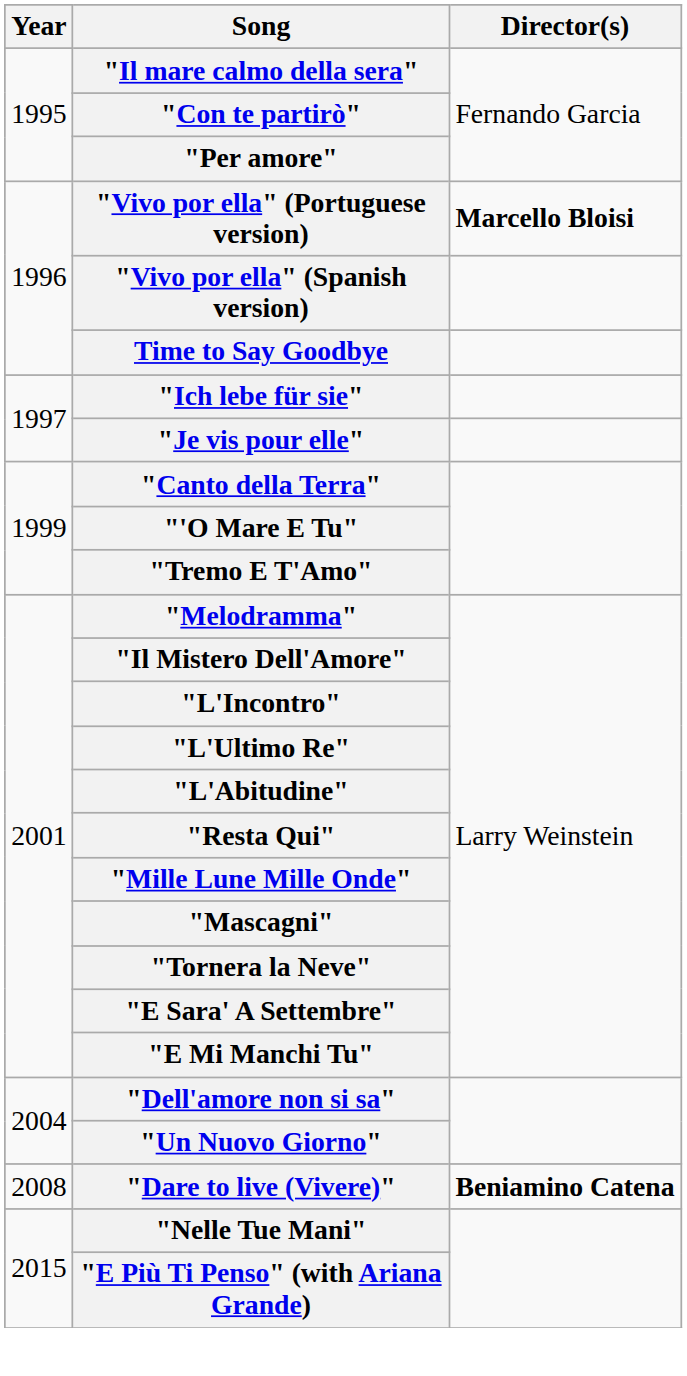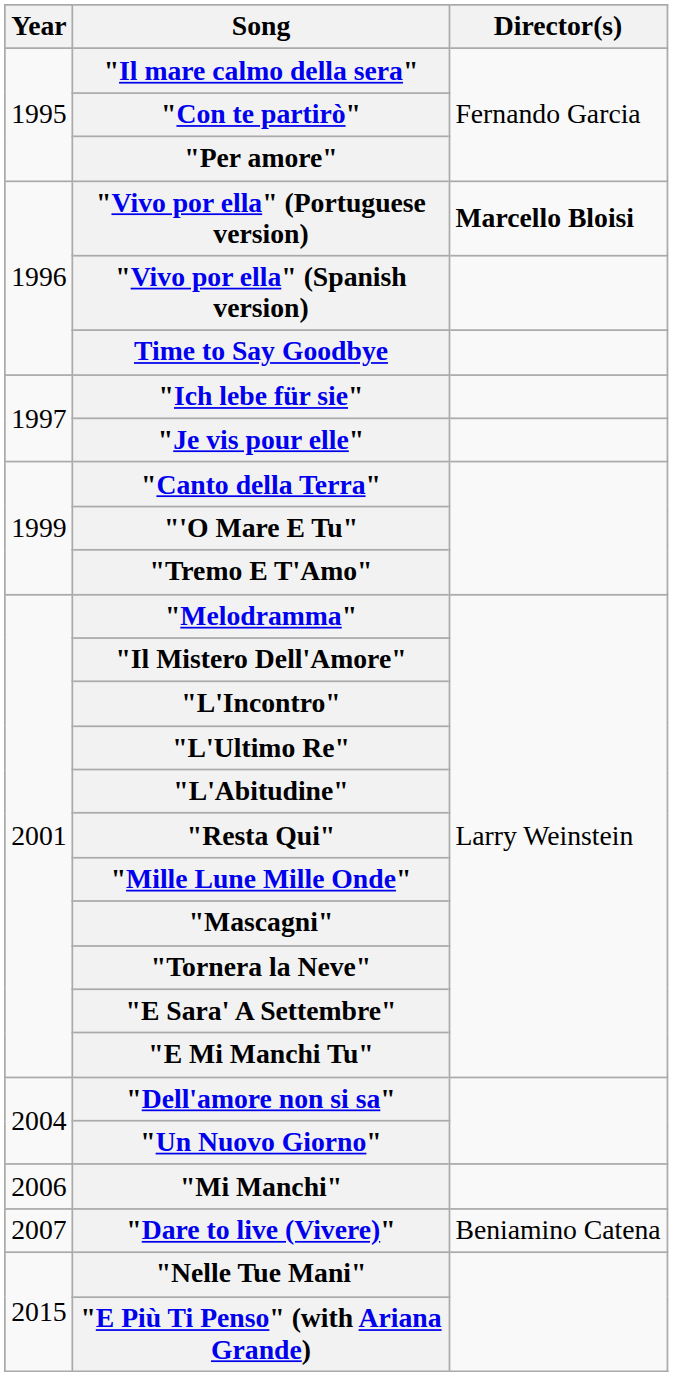+ row: (261, 1186)
(39, 1186) 2008 -> (39, 1230) 2007
(565, 1186) bold -> (558, 1230) normal
